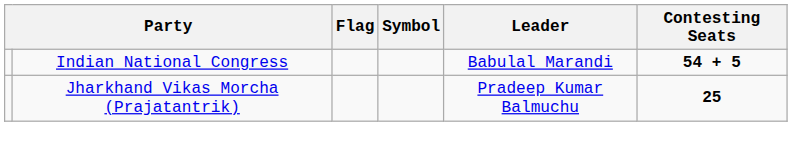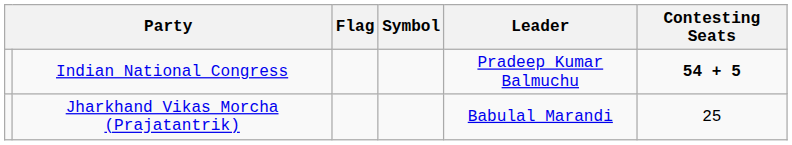(540, 63) Babulal Marandi -> (540, 72) Pradeep Kumar Balmuchu
(540, 98) Pradeep Kumar Balmuchu -> (540, 117) Babulal Marandi
(712, 98) bold -> (712, 117) normal
